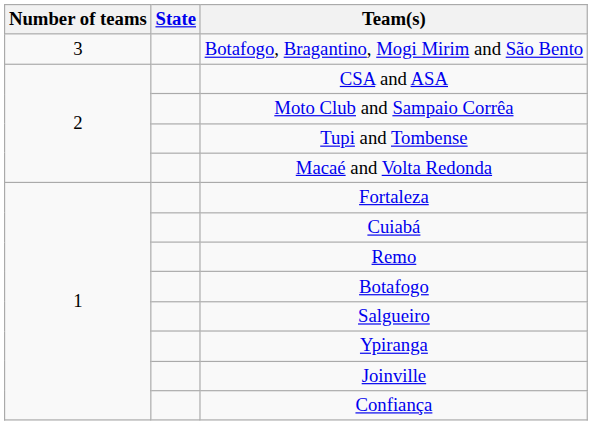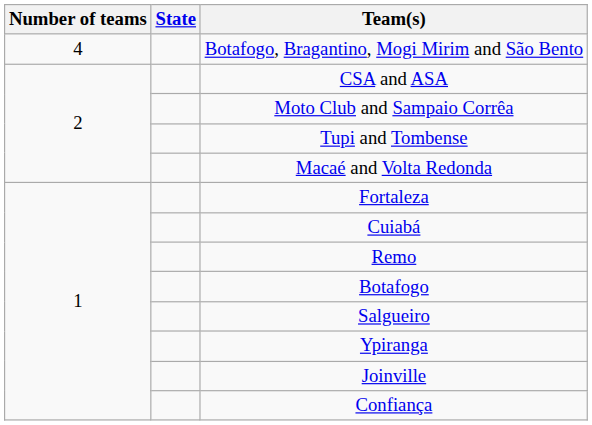(78, 49) 3 -> (78, 49) 4
